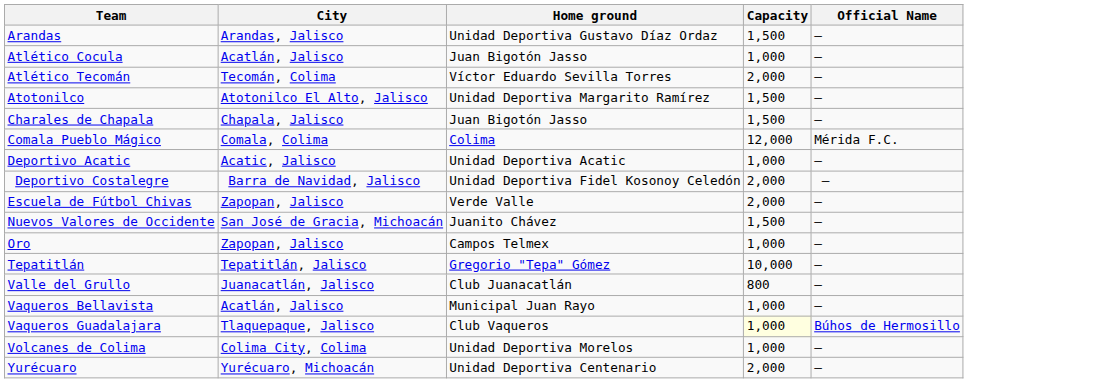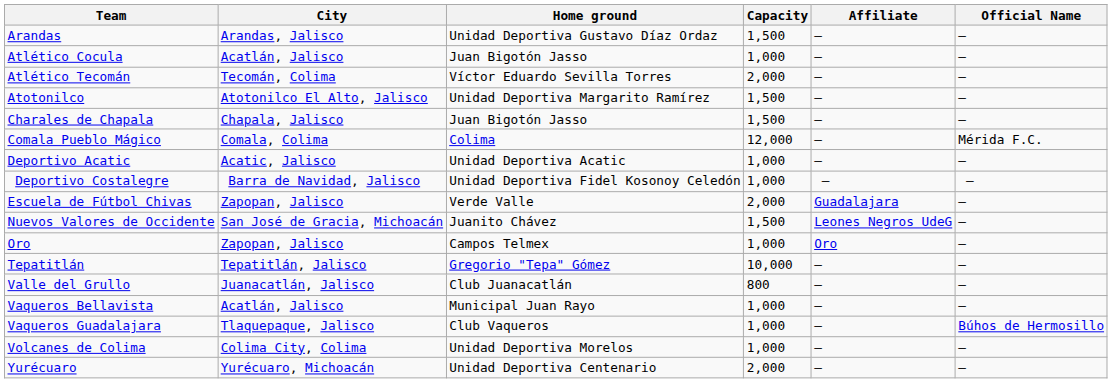+ column: (883, 15)
(766, 181) 2,000 -> (766, 181) 1,000
(766, 326) lightyellow background -> (766, 326) no background
